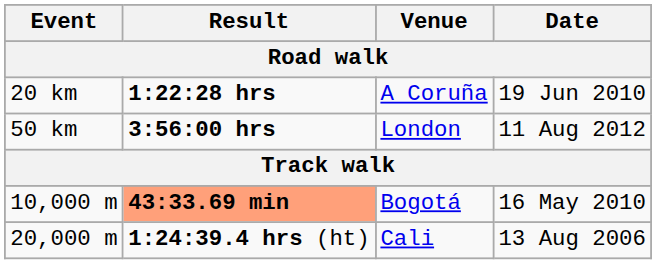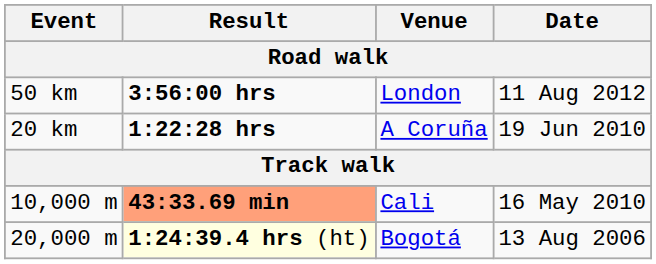rows swapped: (44, 95) <-> (44, 132)
(421, 204) Bogotá -> (407, 204) Cali
(249, 240) no background -> (249, 240) lightyellow background
(407, 240) Cali -> (421, 240) Bogotá
